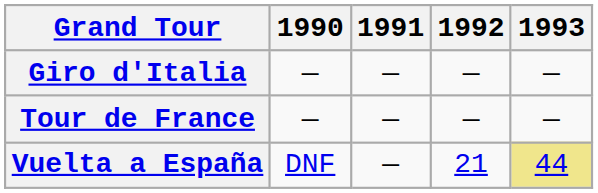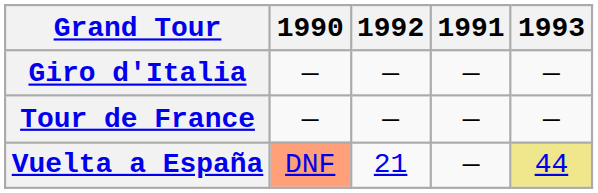columns swapped: (391, 28) <-> (471, 28)
(310, 165) no background -> (310, 165) lightsalmon background
